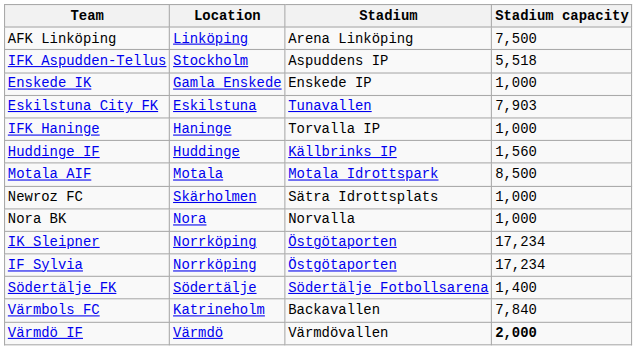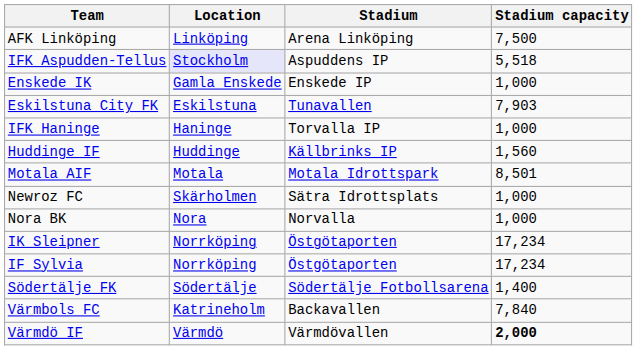(211, 61) no background -> (211, 61) lavender background
(516, 175) 8,500 -> (516, 175) 8,501
